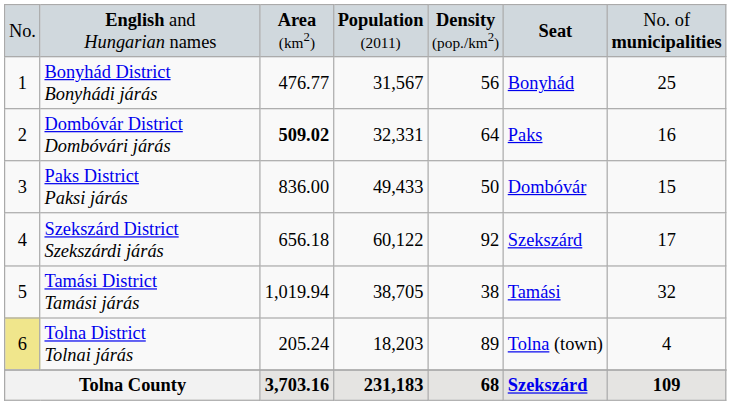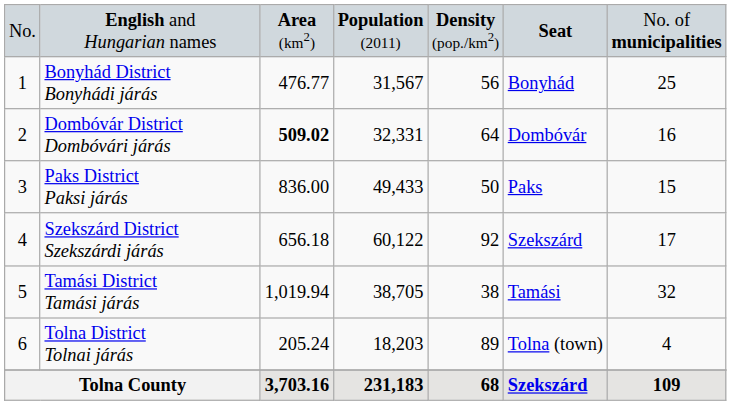(525, 135) Paks -> (547, 135) Dombóvár
(547, 187) Dombóvár -> (525, 187) Paks
(22, 343) khaki background -> (22, 343) no background
